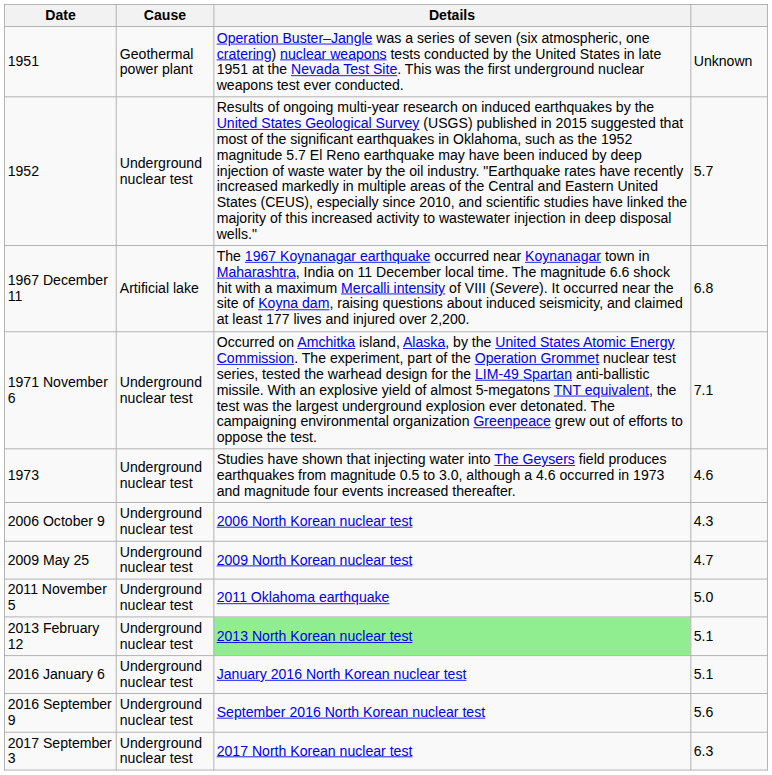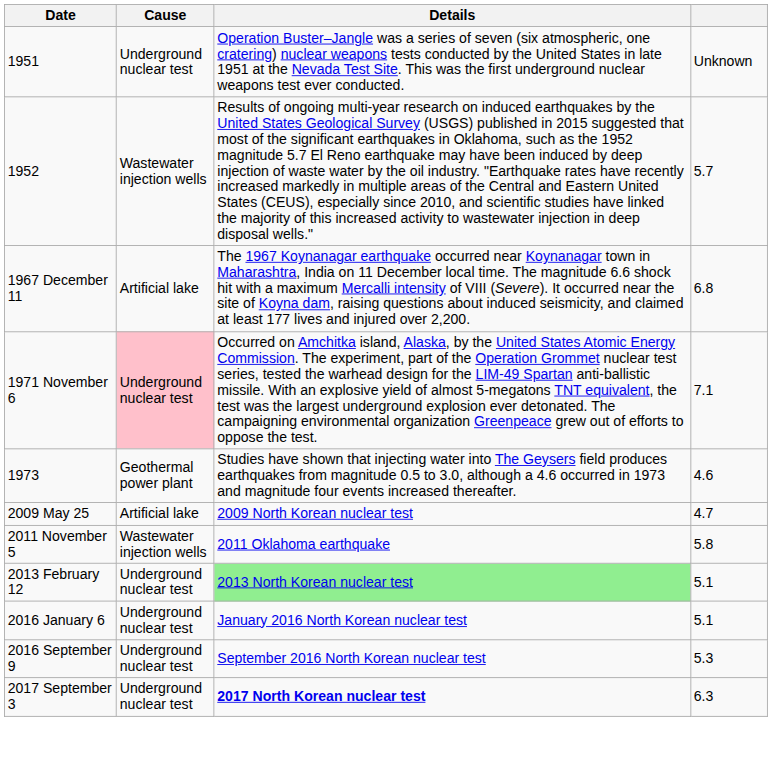(157, 61) Geothermal power plant -> (161, 61) Underground nuclear test
(161, 171) Underground nuclear test -> (163, 171) Wastewater injection wells
(161, 390) no background -> (161, 390) pink background
(161, 475) Underground nuclear test -> (157, 475) Geothermal power plant
- row: (56, 521)
(161, 560) Underground nuclear test -> (159, 513) Artificial lake
(161, 598) Underground nuclear test -> (163, 544) Wastewater injection wells
(704, 598) 5.0 -> (704, 544) 5.8
(704, 712) 5.6 -> (704, 658) 5.3
(315, 750) normal -> (321, 696) bold
